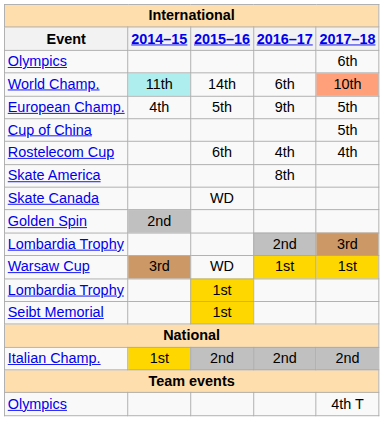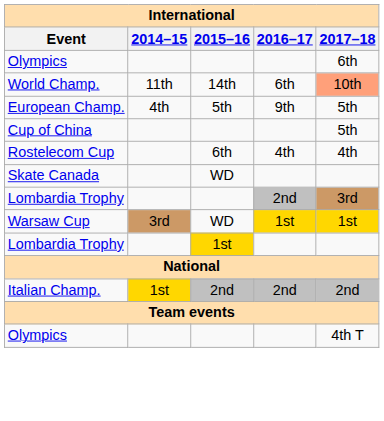(159, 84) paleturquoise background -> (159, 84) no background
- row: (54, 175)
- row: (47, 221)
- row: (56, 312)
